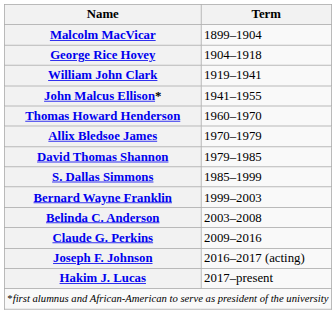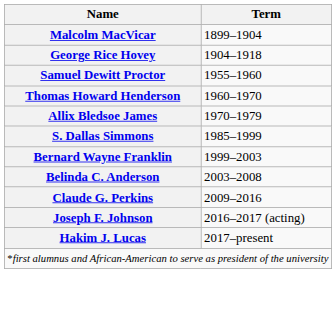- row: (103, 75)
- row: (103, 95)
+ row: (103, 75)
- row: (103, 156)
